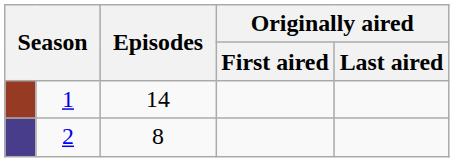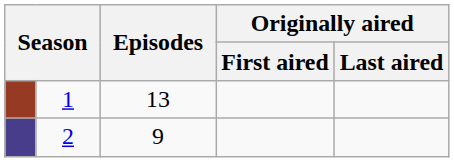(158, 99) 14 -> (158, 99) 13
(158, 136) 8 -> (158, 136) 9
